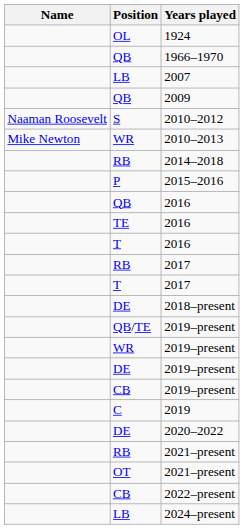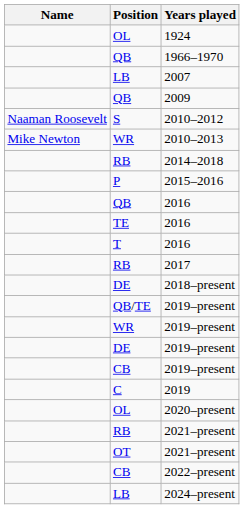- row: (117, 285)
+ row: (122, 410)
- row: (122, 431)
